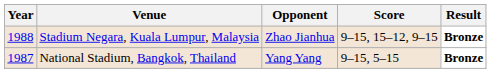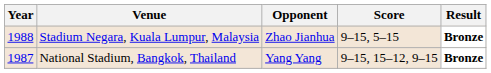(389, 36) 9–15, 15–12, 9–15 -> (370, 36) 9–15, 5–15
(370, 58) 9–15, 5–15 -> (389, 58) 9–15, 15–12, 9–15
